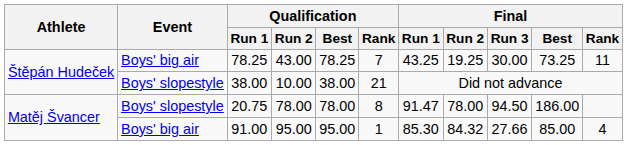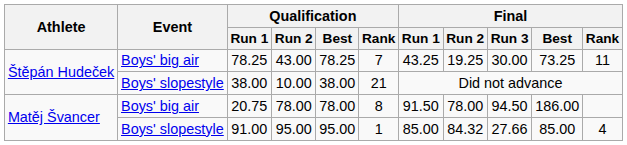(172, 106) Boys' slopestyle -> (160, 106) Boys' big air
(421, 106) 91.47 -> (421, 106) 91.50
(160, 129) Boys' big air -> (172, 129) Boys' slopestyle
(421, 129) 85.30 -> (421, 129) 85.00
